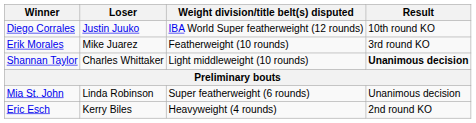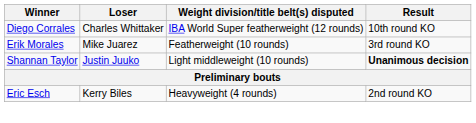(111, 28) Justin Juuko -> (123, 28) Charles Whittaker
(123, 61) Charles Whittaker -> (111, 61) Justin Juuko
- row: (35, 93)
